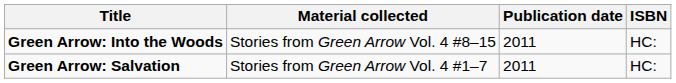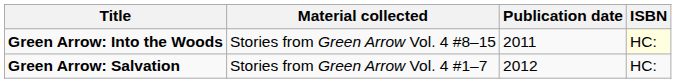(643, 41) no background -> (643, 41) lightyellow background
(520, 66) 2011 -> (520, 66) 2012
